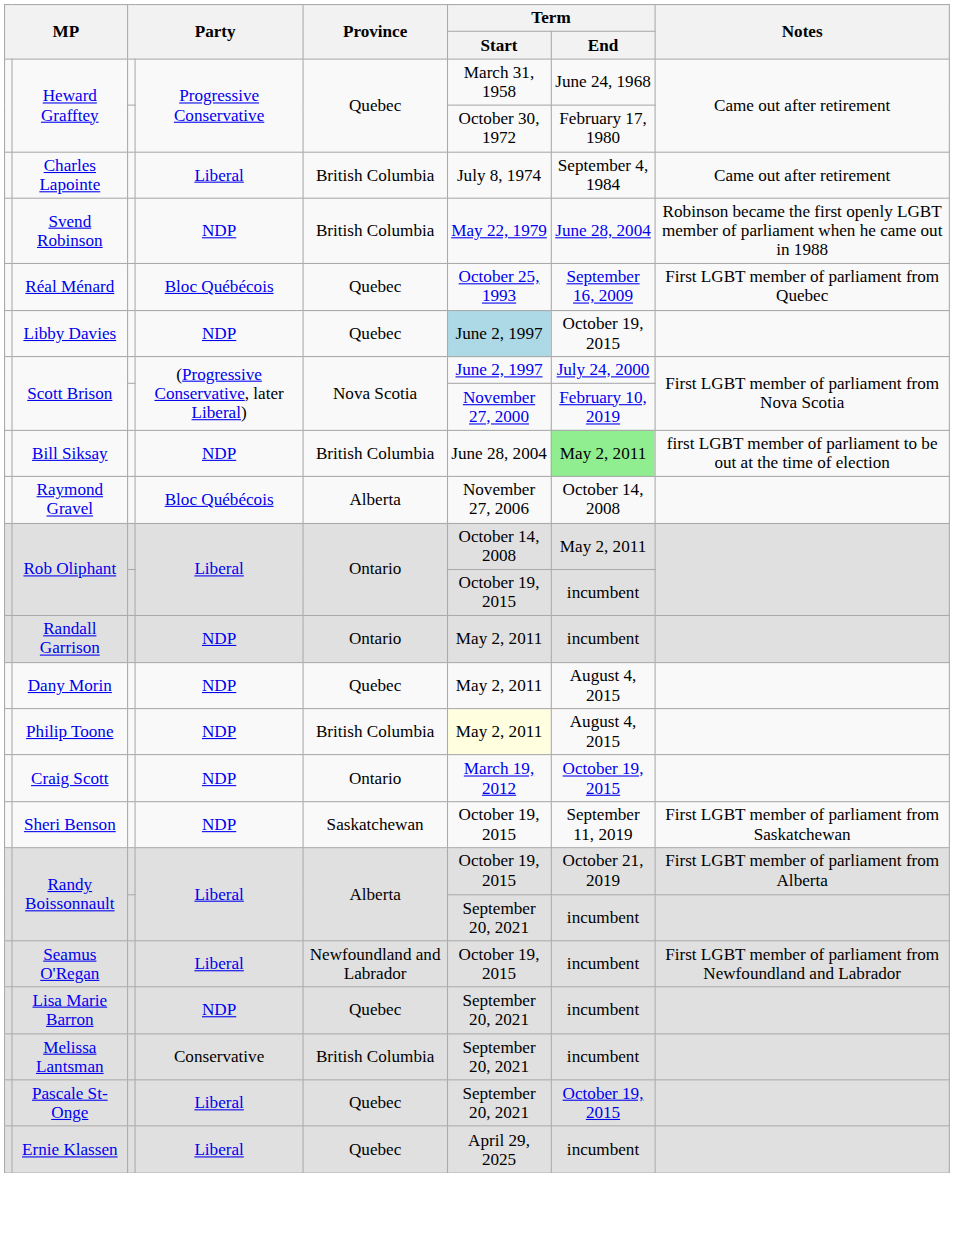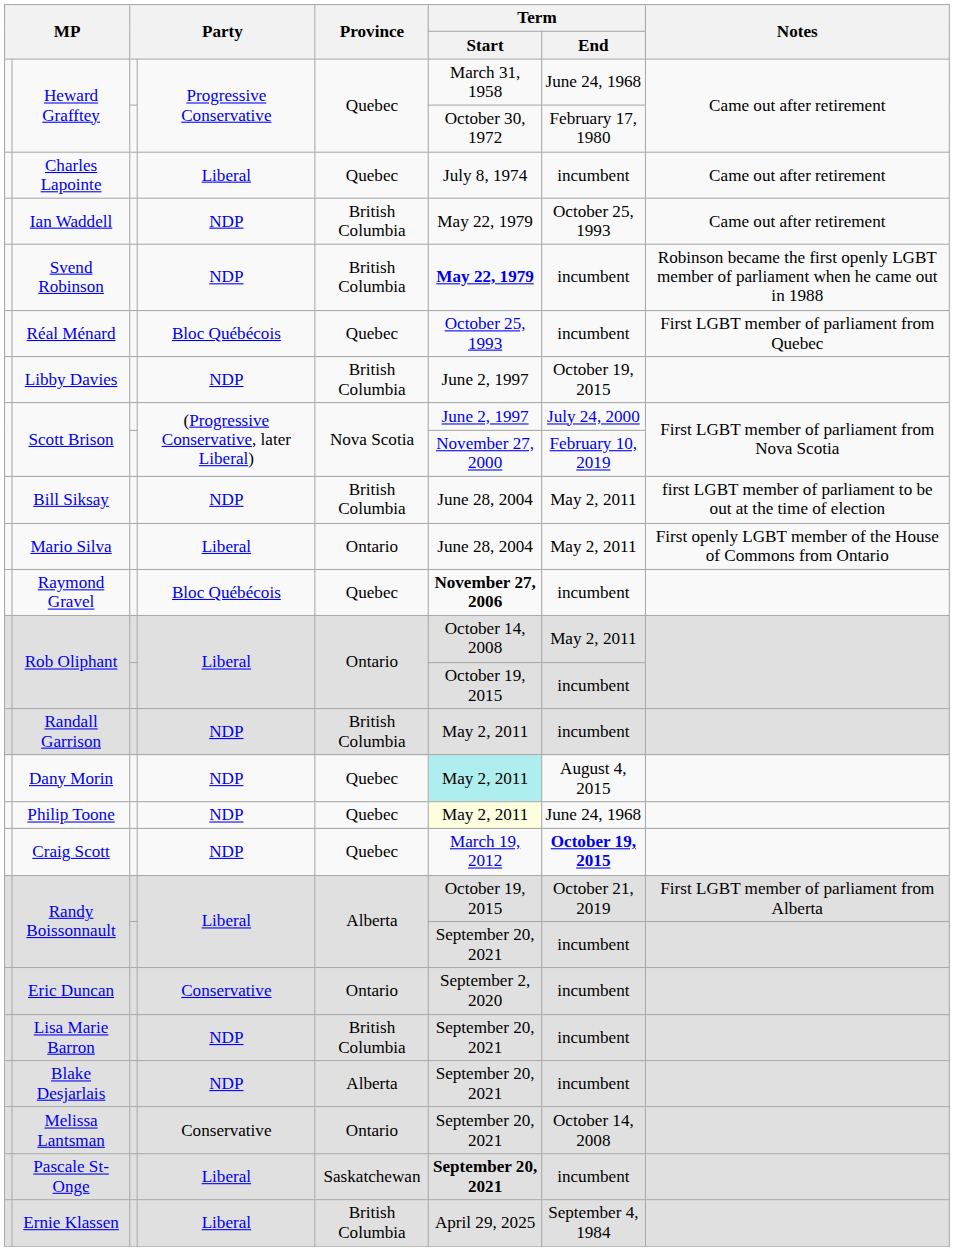(375, 174) British Columbia -> (372, 174) Quebec
(603, 174) September 4, 1984 -> (593, 174) incumbent
+ row: (71, 221)
(499, 230) normal -> (485, 277) bold
(603, 230) June 28, 2004 -> (593, 277) incumbent
(603, 286) September 16, 2009 -> (593, 333) incumbent
(375, 333) Quebec -> (372, 379) British Columbia
(499, 333) lightblue background -> (485, 379) no background
(603, 453) lightgreen background -> (593, 499) no background
+ row: (71, 546)
(375, 499) Alberta -> (372, 592) Quebec
(499, 499) normal -> (485, 592) bold
(603, 499) October 14, 2008 -> (593, 592) incumbent
(375, 638) Ontario -> (372, 731) British Columbia
(499, 685) no background -> (485, 778) paleturquoise background
(375, 731) British Columbia -> (372, 814) Quebec
(603, 731) August 4, 2015 -> (593, 814) June 24, 1968
(375, 778) Ontario -> (372, 851) Quebec
(603, 778) normal -> (593, 851) bold
- row: (70, 824)
- row: (70, 963)
+ row: (71, 990)
(375, 1010) Quebec -> (372, 1037) British Columbia
+ row: (71, 1083)
(375, 1056) British Columbia -> (372, 1130) Ontario
(603, 1056) incumbent -> (593, 1130) October 14, 2008
(375, 1103) Quebec -> (372, 1176) Saskatchewan
(499, 1103) normal -> (485, 1176) bold
(603, 1103) October 19, 2015 -> (593, 1176) incumbent
(375, 1149) Quebec -> (372, 1223) British Columbia
(603, 1149) incumbent -> (593, 1223) September 4, 1984
